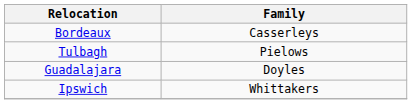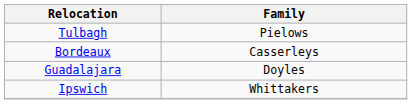rows swapped: (83, 33) <-> (83, 52)
